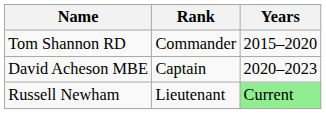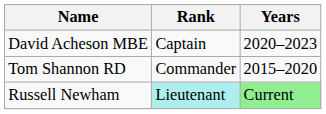rows swapped: (67, 43) <-> (78, 69)
(190, 95) no background -> (190, 95) paleturquoise background
